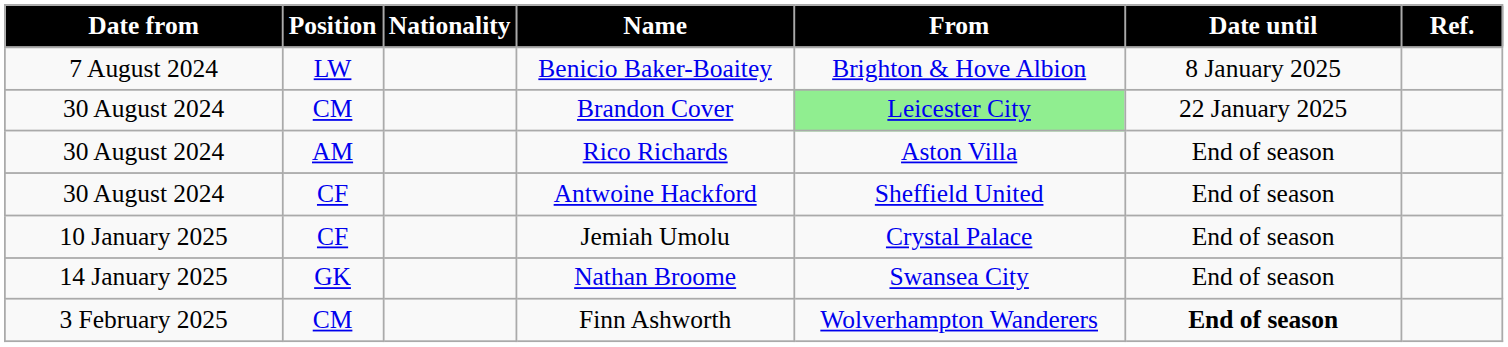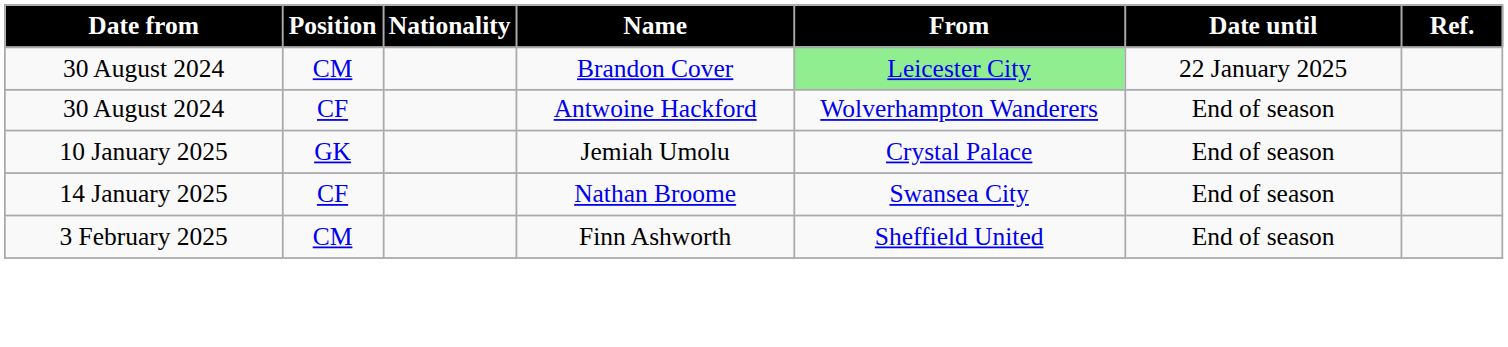- row: (655, 67)
- row: (655, 152)
(959, 194) Sheffield United -> (959, 109) Wolverhampton Wanderers
(333, 236) CF -> (333, 152) GK
(333, 278) GK -> (333, 194) CF
(959, 320) Wolverhampton Wanderers -> (959, 236) Sheffield United
(1263, 320) bold -> (1263, 236) normal
